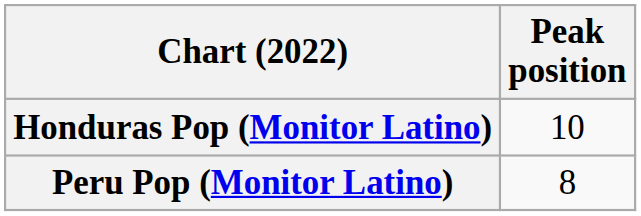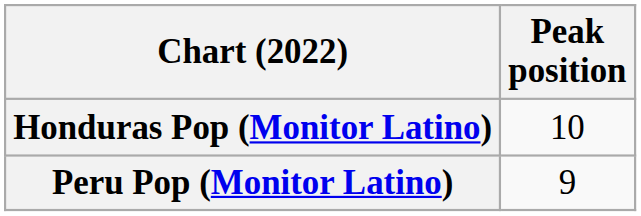(567, 182) 8 -> (567, 182) 9
